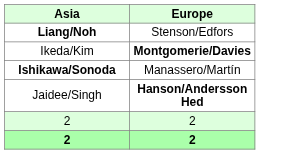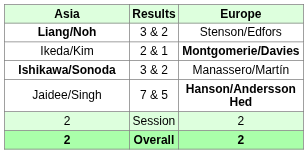+ column: (154, 13)
